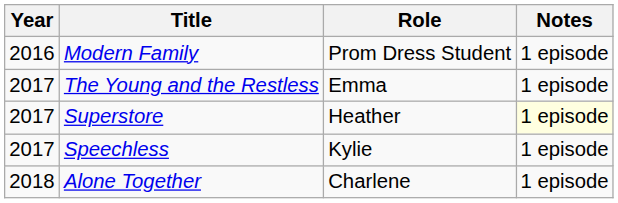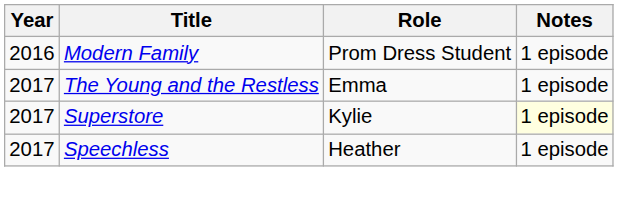(364, 117) Heather -> (350, 117) Kylie
(350, 149) Kylie -> (364, 149) Heather
- row: (132, 181)
